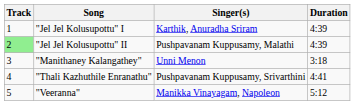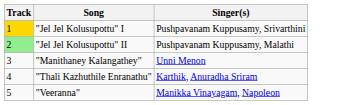- column: (329, 12)
(9, 28) no background -> (9, 28) gold background
(207, 28) Karthik, Anuradha Sriram -> (231, 28) Pushpavanam Kuppusamy, Srivarthini
(231, 76) Pushpavanam Kuppusamy, Srivarthini -> (207, 76) Karthik, Anuradha Sriram
